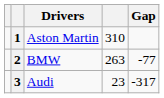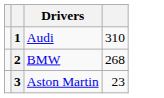- column: (144, 15)
(63, 38) Aston Martin -> (40, 38) Audi
(115, 60) 263 -> (115, 60) 268
(40, 82) Audi -> (63, 82) Aston Martin
